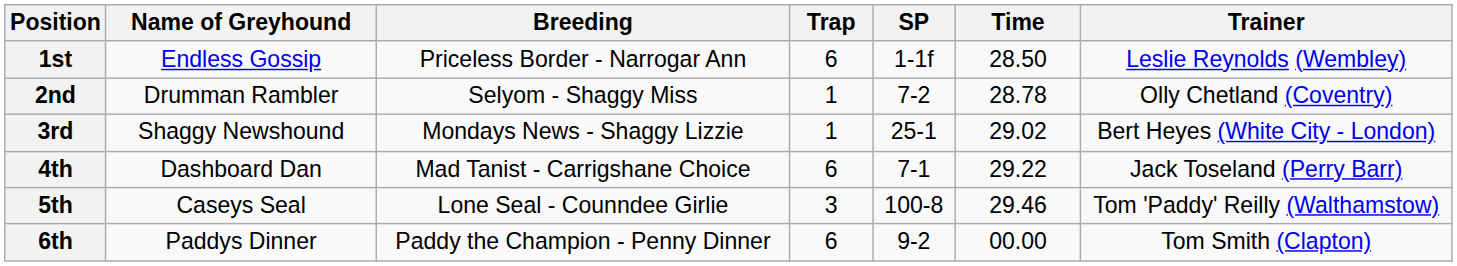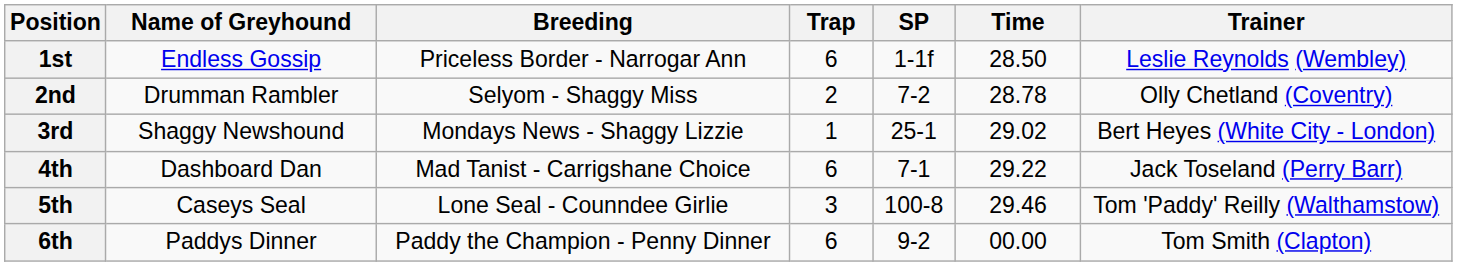(831, 95) 1 -> (831, 95) 2
